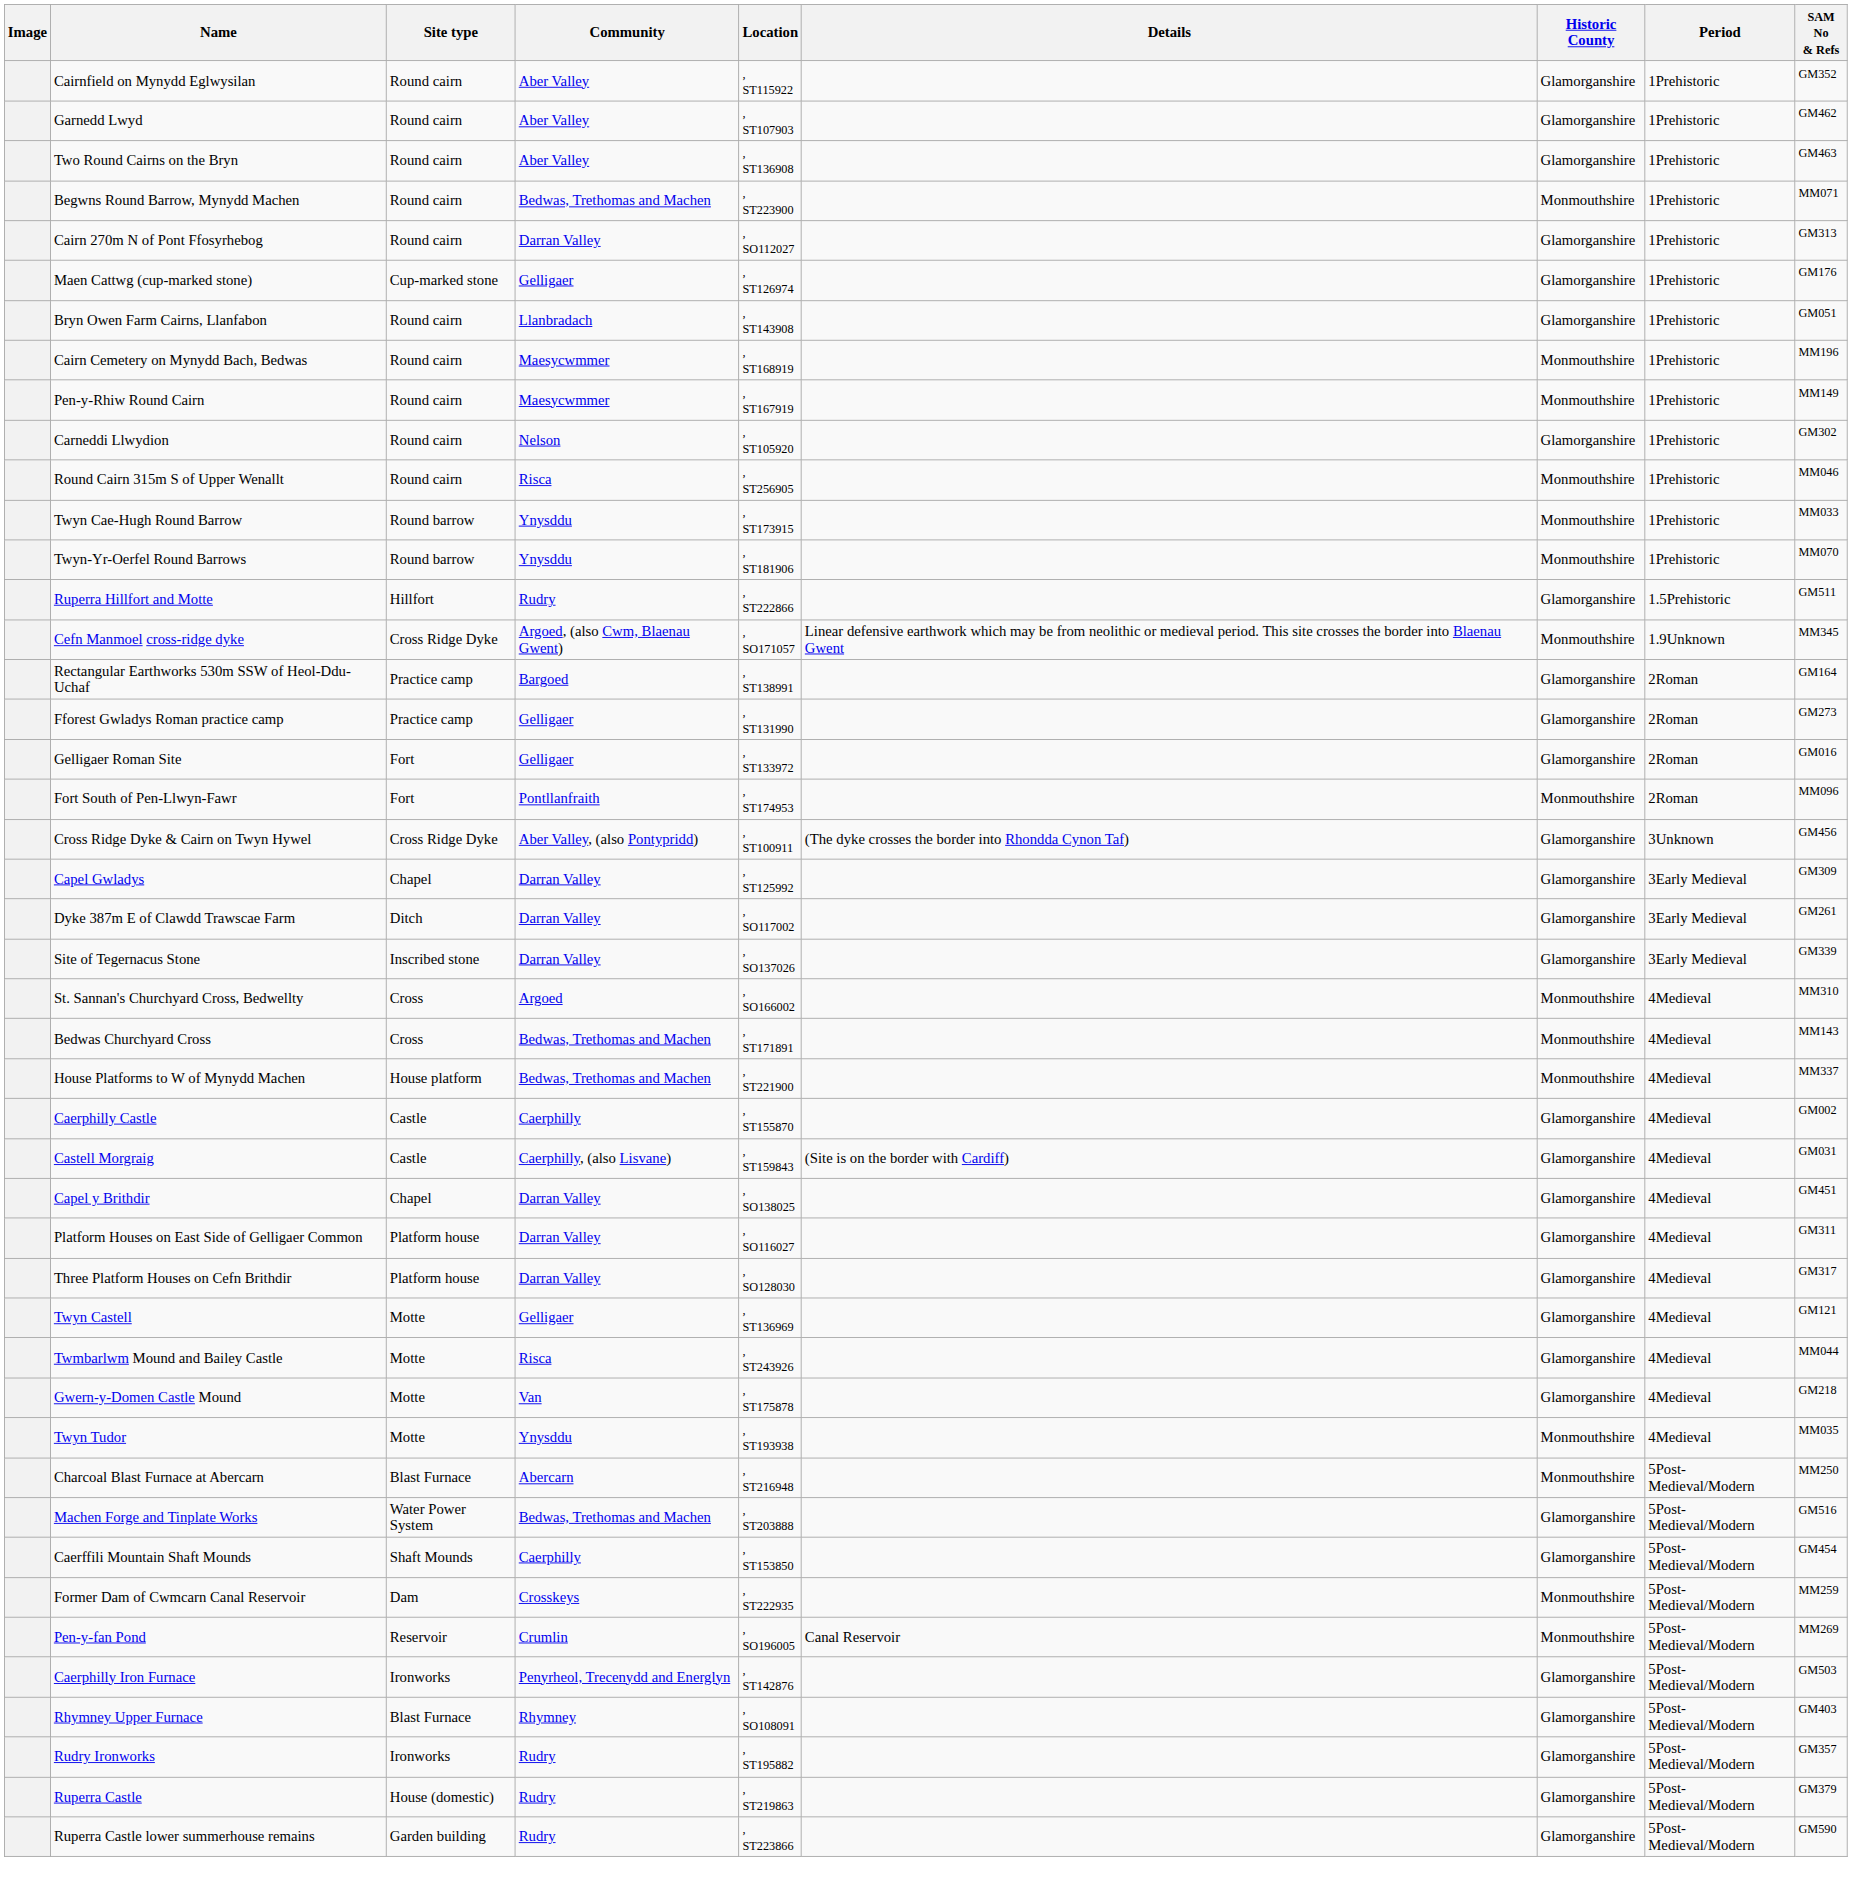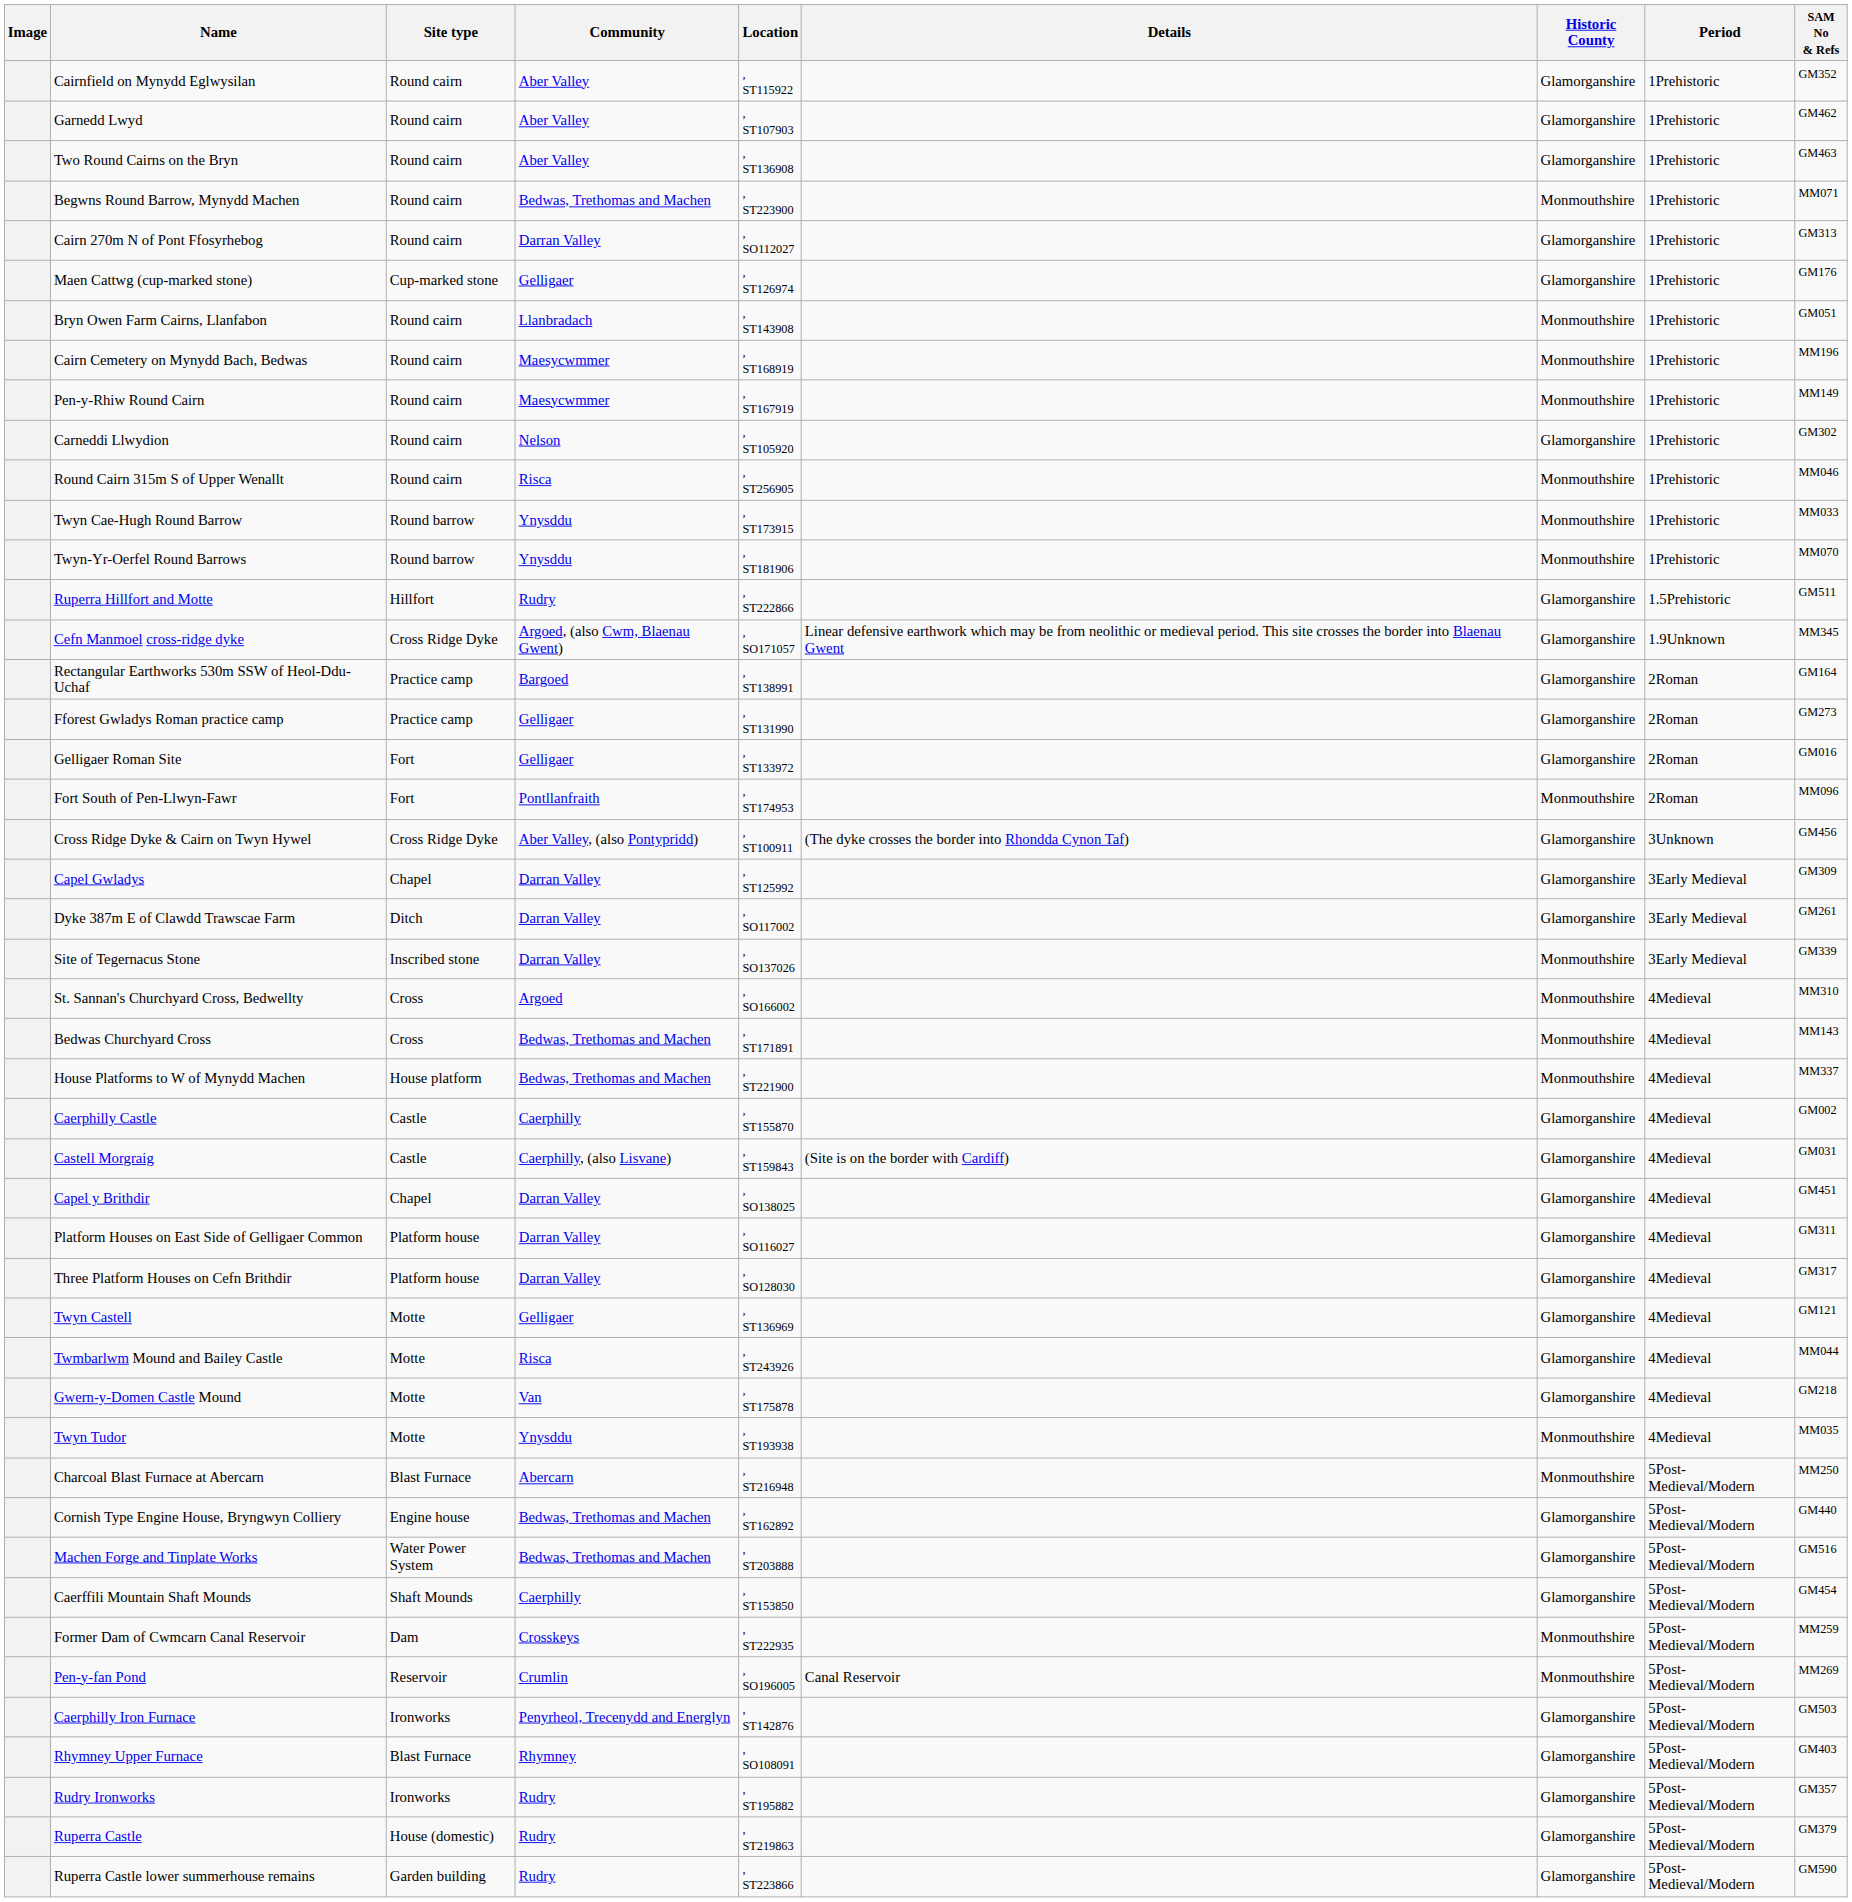(1588, 320) Glamorganshire -> (1588, 320) Monmouthshire
(1588, 639) Monmouthshire -> (1588, 639) Glamorganshire
(1588, 958) Glamorganshire -> (1588, 958) Monmouthshire
+ row: (198, 1517)
